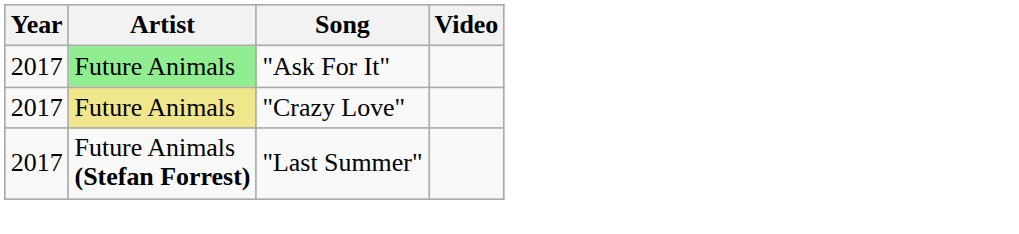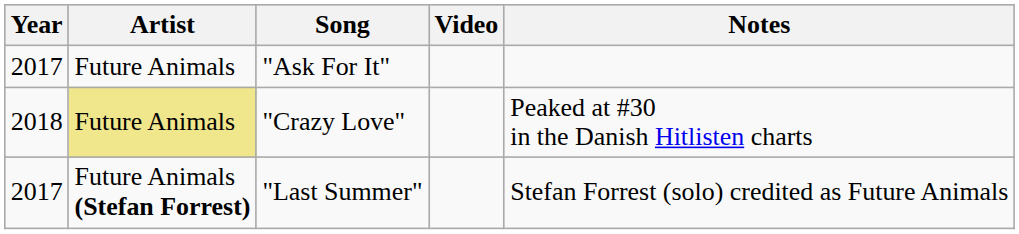+ column: (759, 25)
(155, 66) lightgreen background -> (155, 66) no background
(37, 107) 2017 -> (37, 121) 2018
